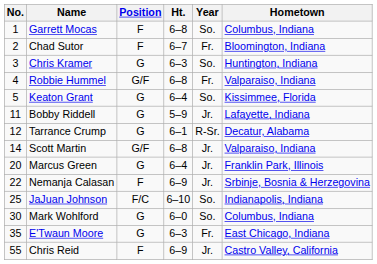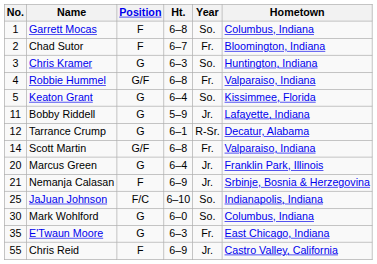(207, 149) Jr. -> (207, 149) Fr.
(15, 183) 22 -> (15, 183) 21
